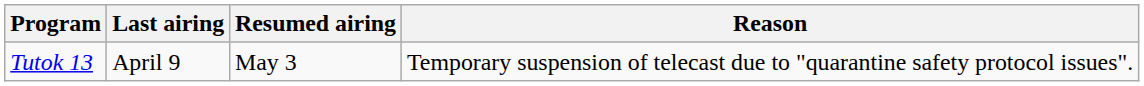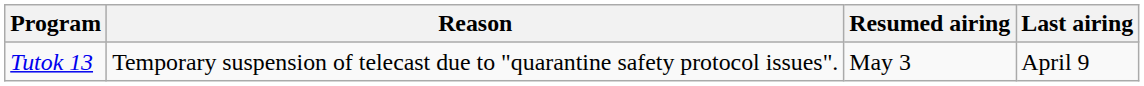columns swapped: (168, 23) <-> (770, 23)
